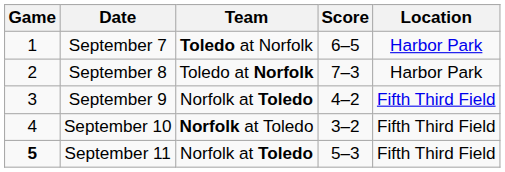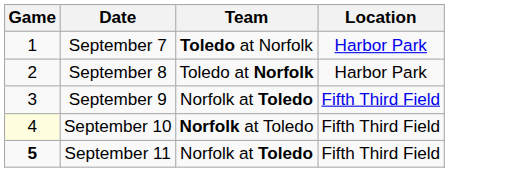- column: (345, 18)
(32, 126) no background -> (32, 126) lightyellow background
